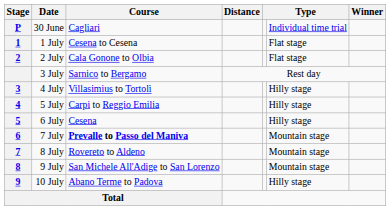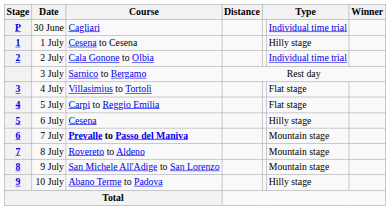(288, 43) Flat stage -> (290, 43) Hilly stage
(288, 58) Flat stage -> (308, 58) Individual time trial
(290, 89) Hilly stage -> (288, 89) Flat stage
(290, 105) Hilly stage -> (288, 105) Flat stage
